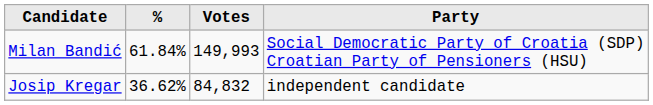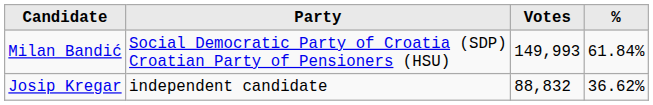columns swapped: (456, 17) <-> (157, 17)
(222, 87) 84,832 -> (543, 87) 88,832
